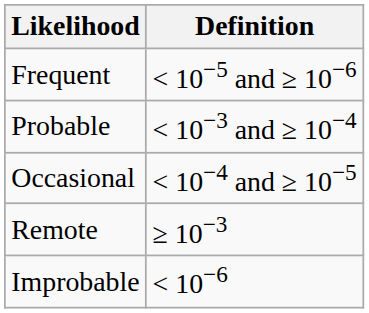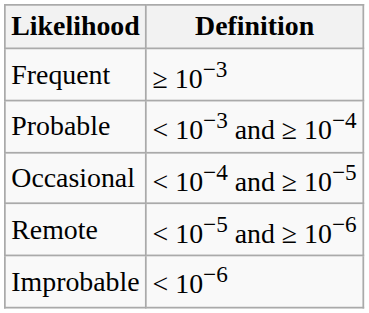(255, 74) < 10−5 and ≥ 10−6 -> (190, 74) ≥ 10−3
(190, 229) ≥ 10−3 -> (255, 229) < 10−5 and ≥ 10−6
